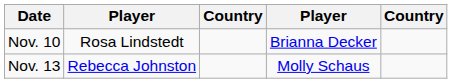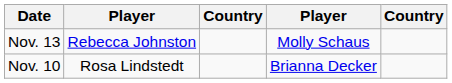rows swapped: (34, 41) <-> (34, 66)
